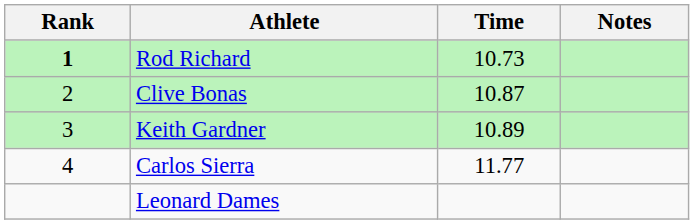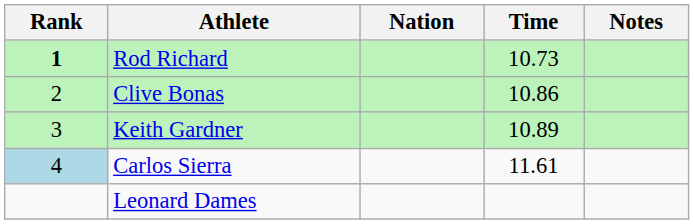+ column: (422, 22)
(499, 93) 10.87 -> (533, 93) 10.86
(68, 165) no background -> (56, 165) lightblue background
(499, 165) 11.77 -> (533, 165) 11.61
